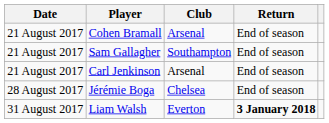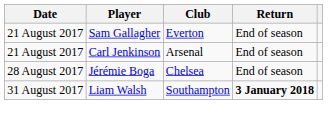- row: (125, 33)
(199, 52) Southampton -> (185, 33) Everton
(186, 109) Everton -> (198, 90) Southampton
